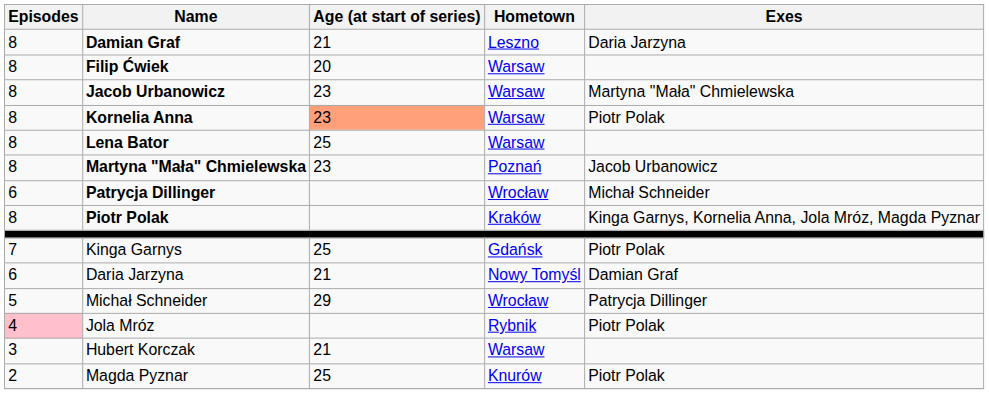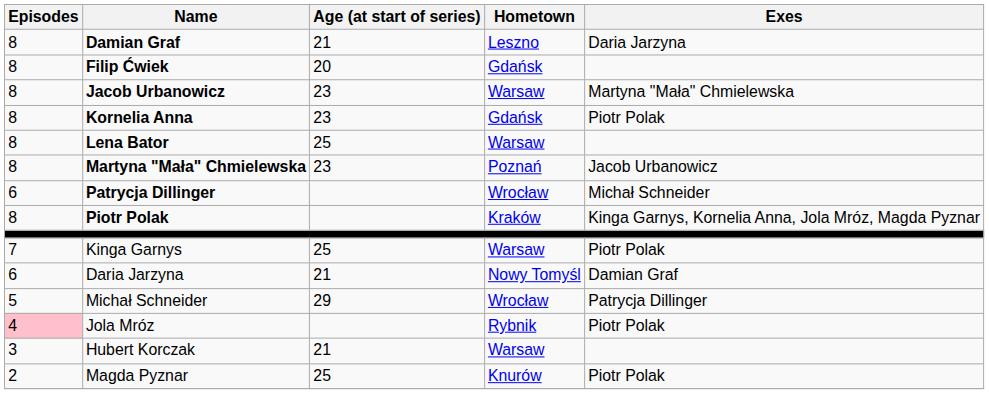(516, 67) Warsaw -> (515, 67) Gdańsk
(322, 117) lightsalmon background -> (322, 117) no background
(516, 117) Warsaw -> (515, 117) Gdańsk
(515, 250) Gdańsk -> (516, 250) Warsaw
